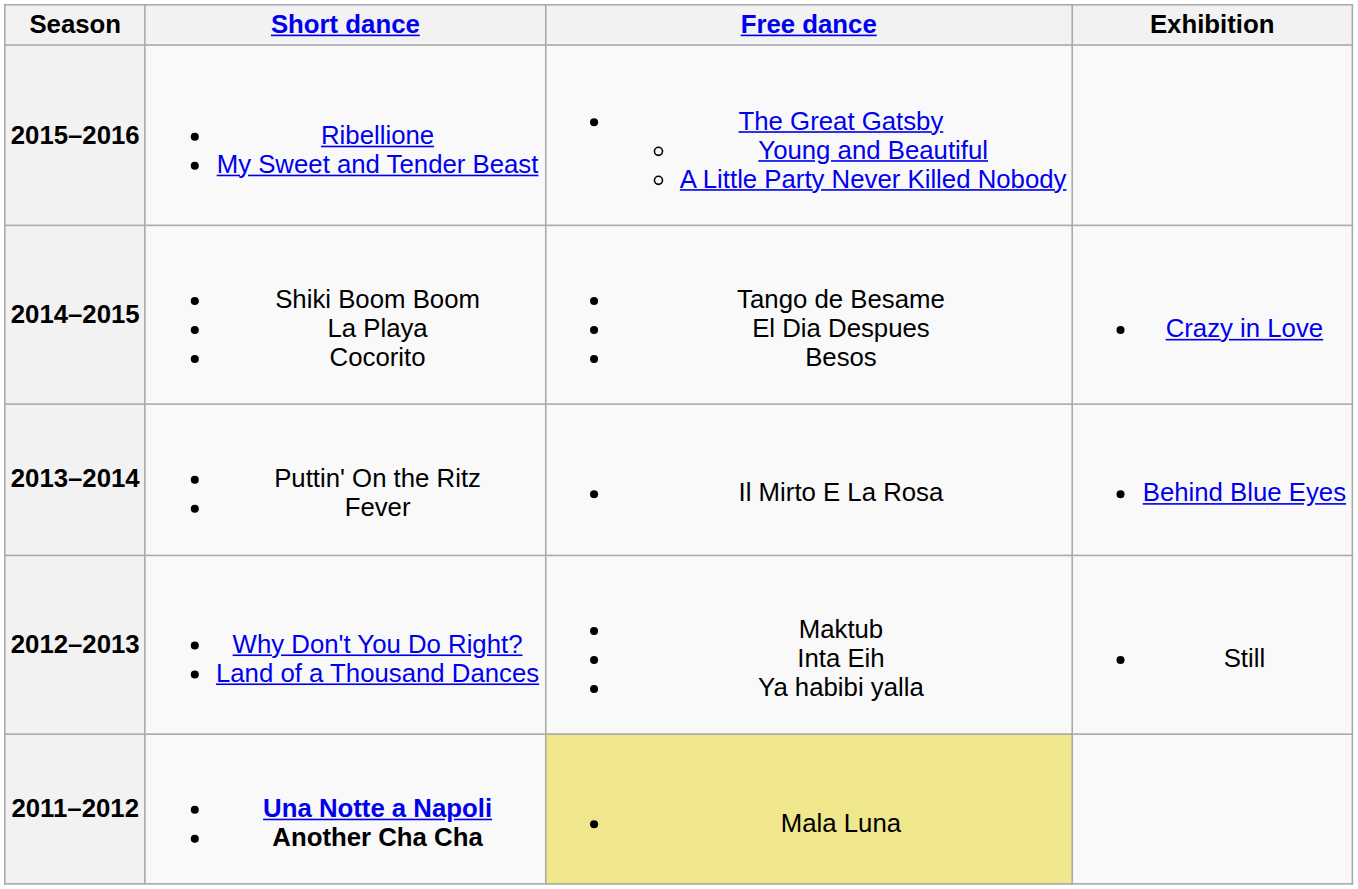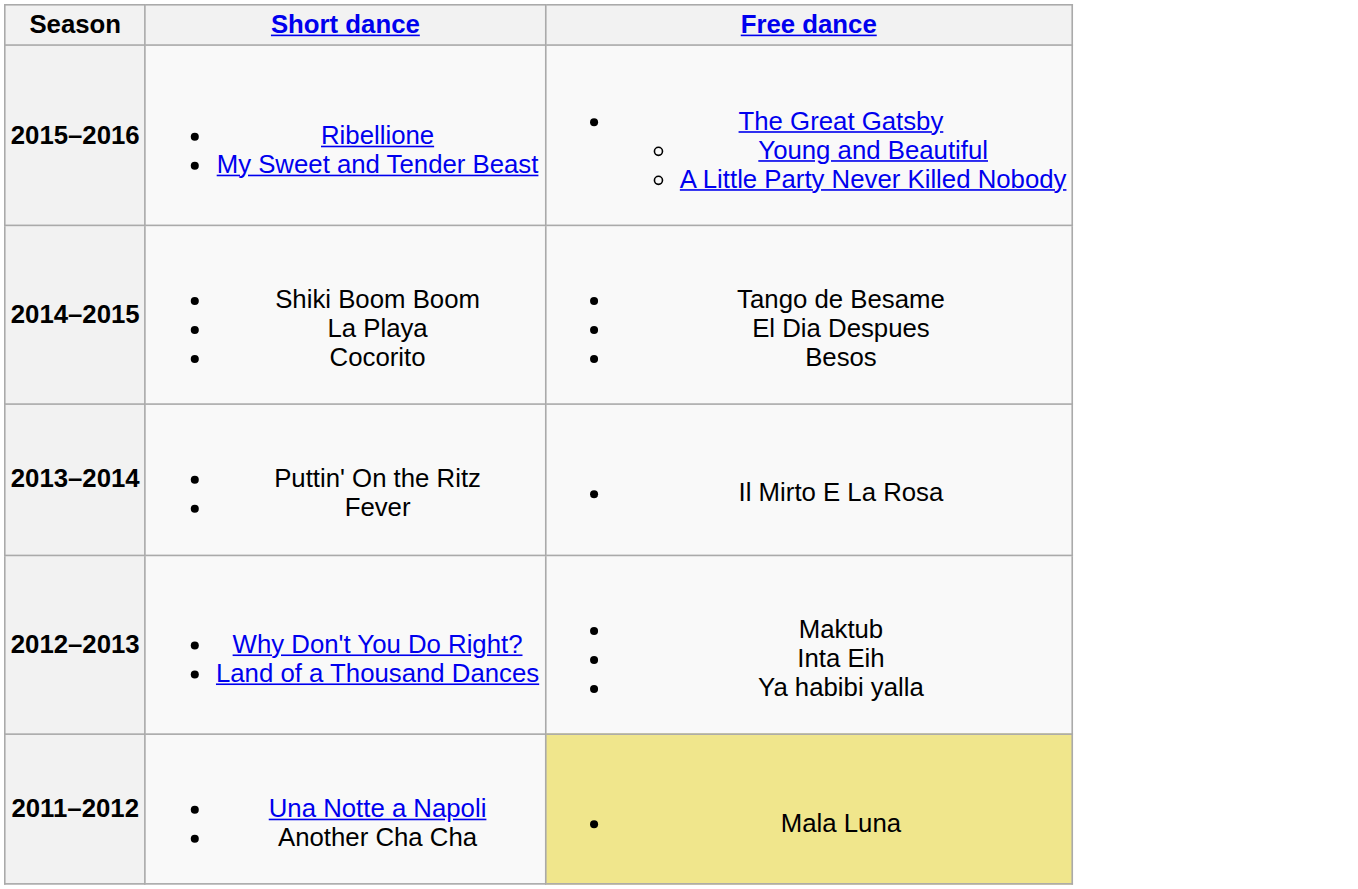- column: (1212, 24)
(345, 824) bold -> (345, 824) normal
